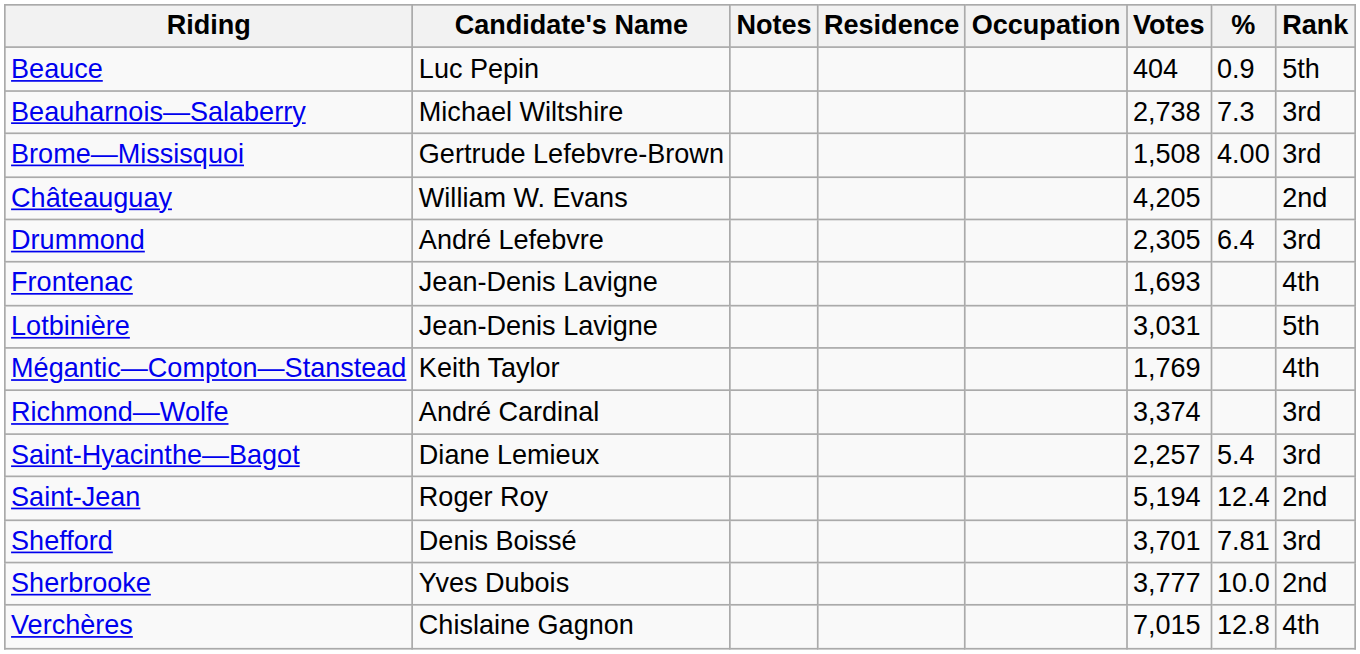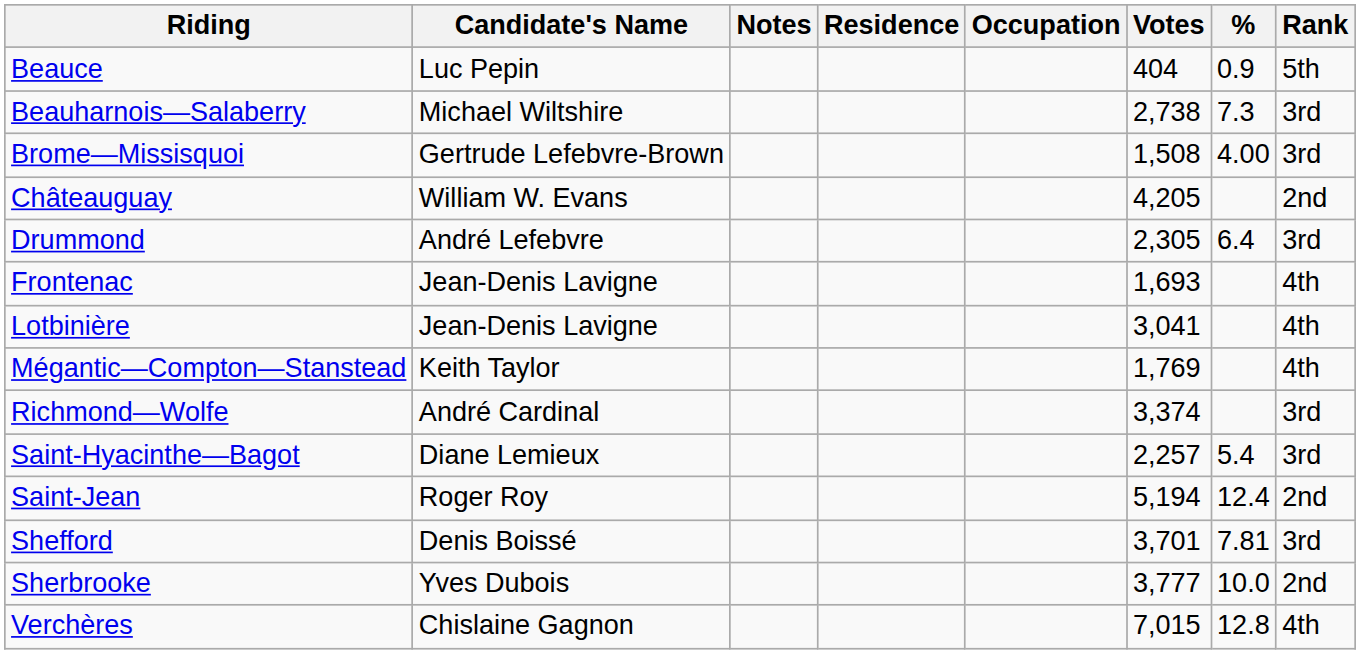(1167, 326) 3,031 -> (1167, 326) 3,041
(1301, 326) 5th -> (1301, 326) 4th
